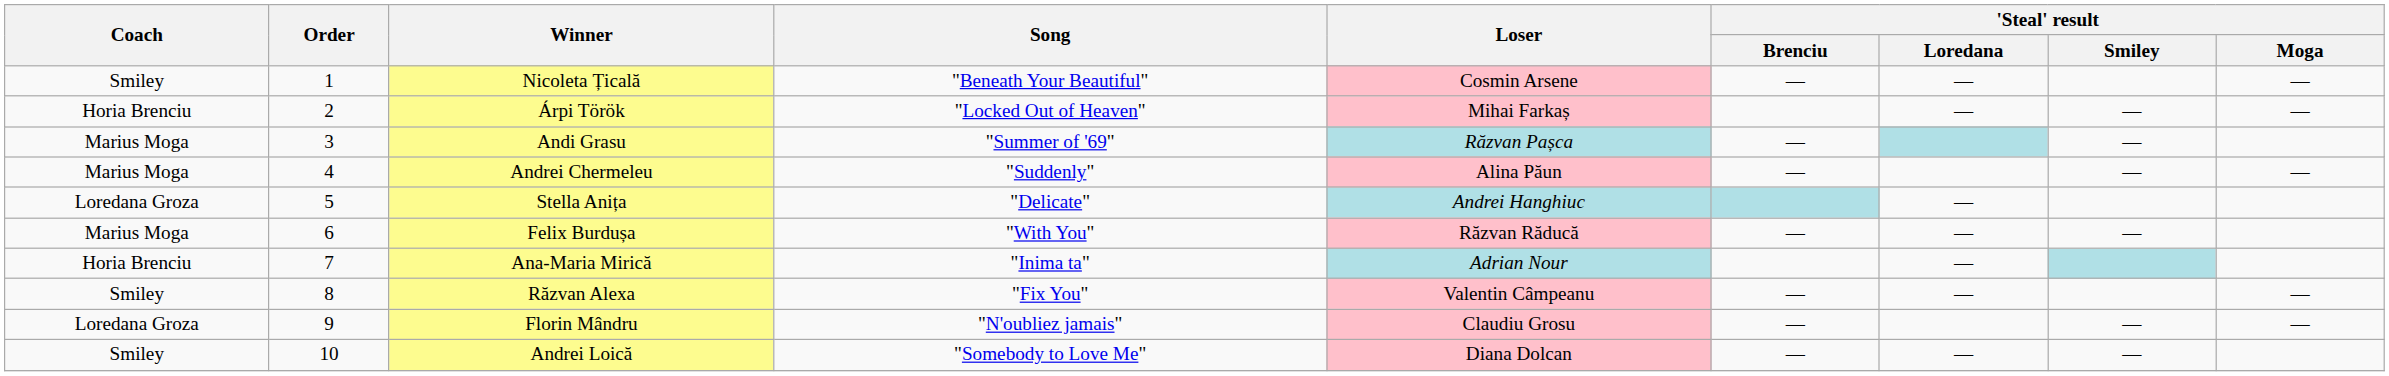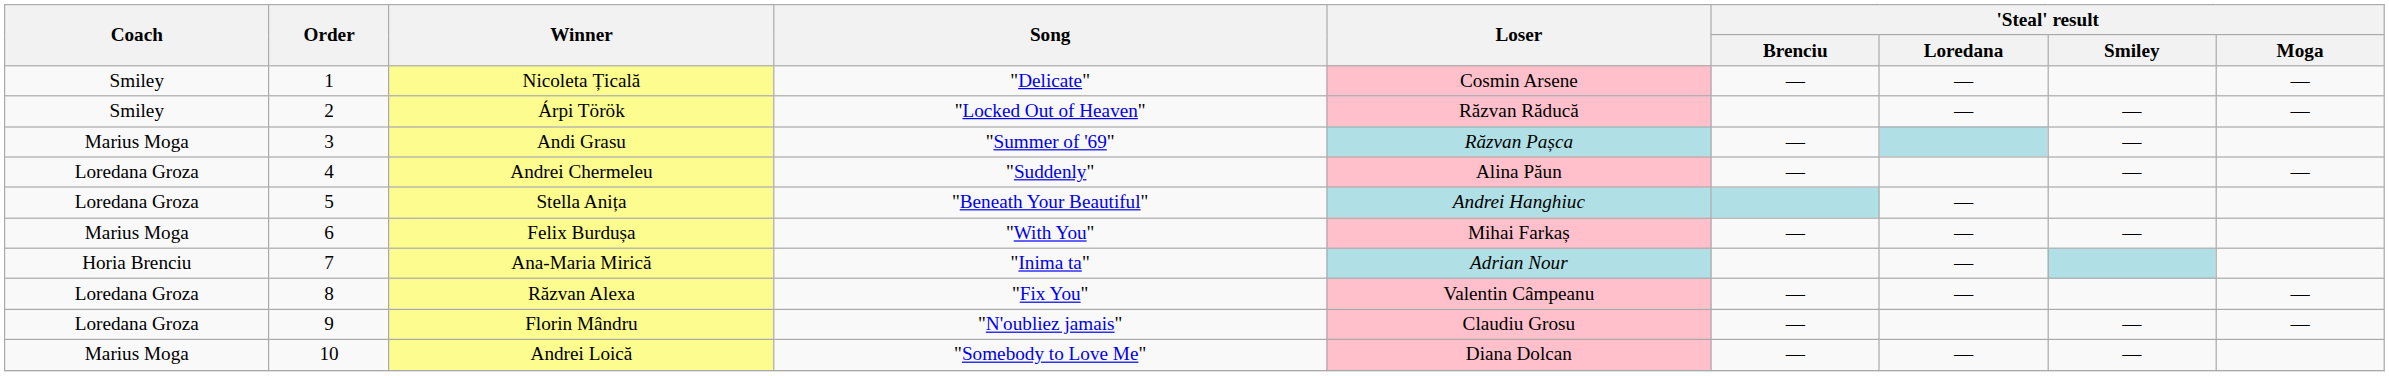(1050, 80) "Beneath Your Beautiful" -> (1050, 80) "Delicate"
(137, 111) Horia Brenciu -> (137, 111) Smiley
(1519, 111) Mihai Farkaș -> (1519, 111) Răzvan Răducă
(137, 171) Marius Moga -> (137, 171) Loredana Groza
(1050, 202) "Delicate" -> (1050, 202) "Beneath Your Beautiful"
(1519, 232) Răzvan Răducă -> (1519, 232) Mihai Farkaș
(137, 293) Smiley -> (137, 293) Loredana Groza
(137, 354) Smiley -> (137, 354) Marius Moga
